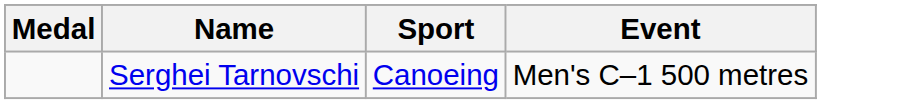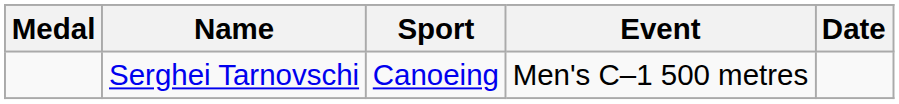+ column: (854, 28)
